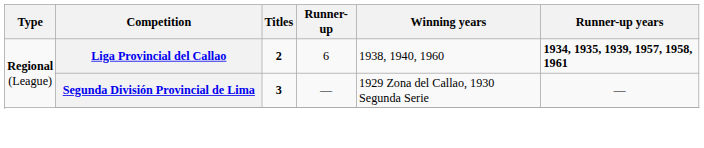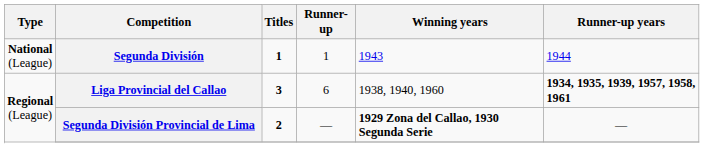+ row: (159, 56)
(279, 56) 2 -> (279, 90) 3
(279, 90) 3 -> (279, 125) 2
(427, 90) normal -> (429, 125) bold
